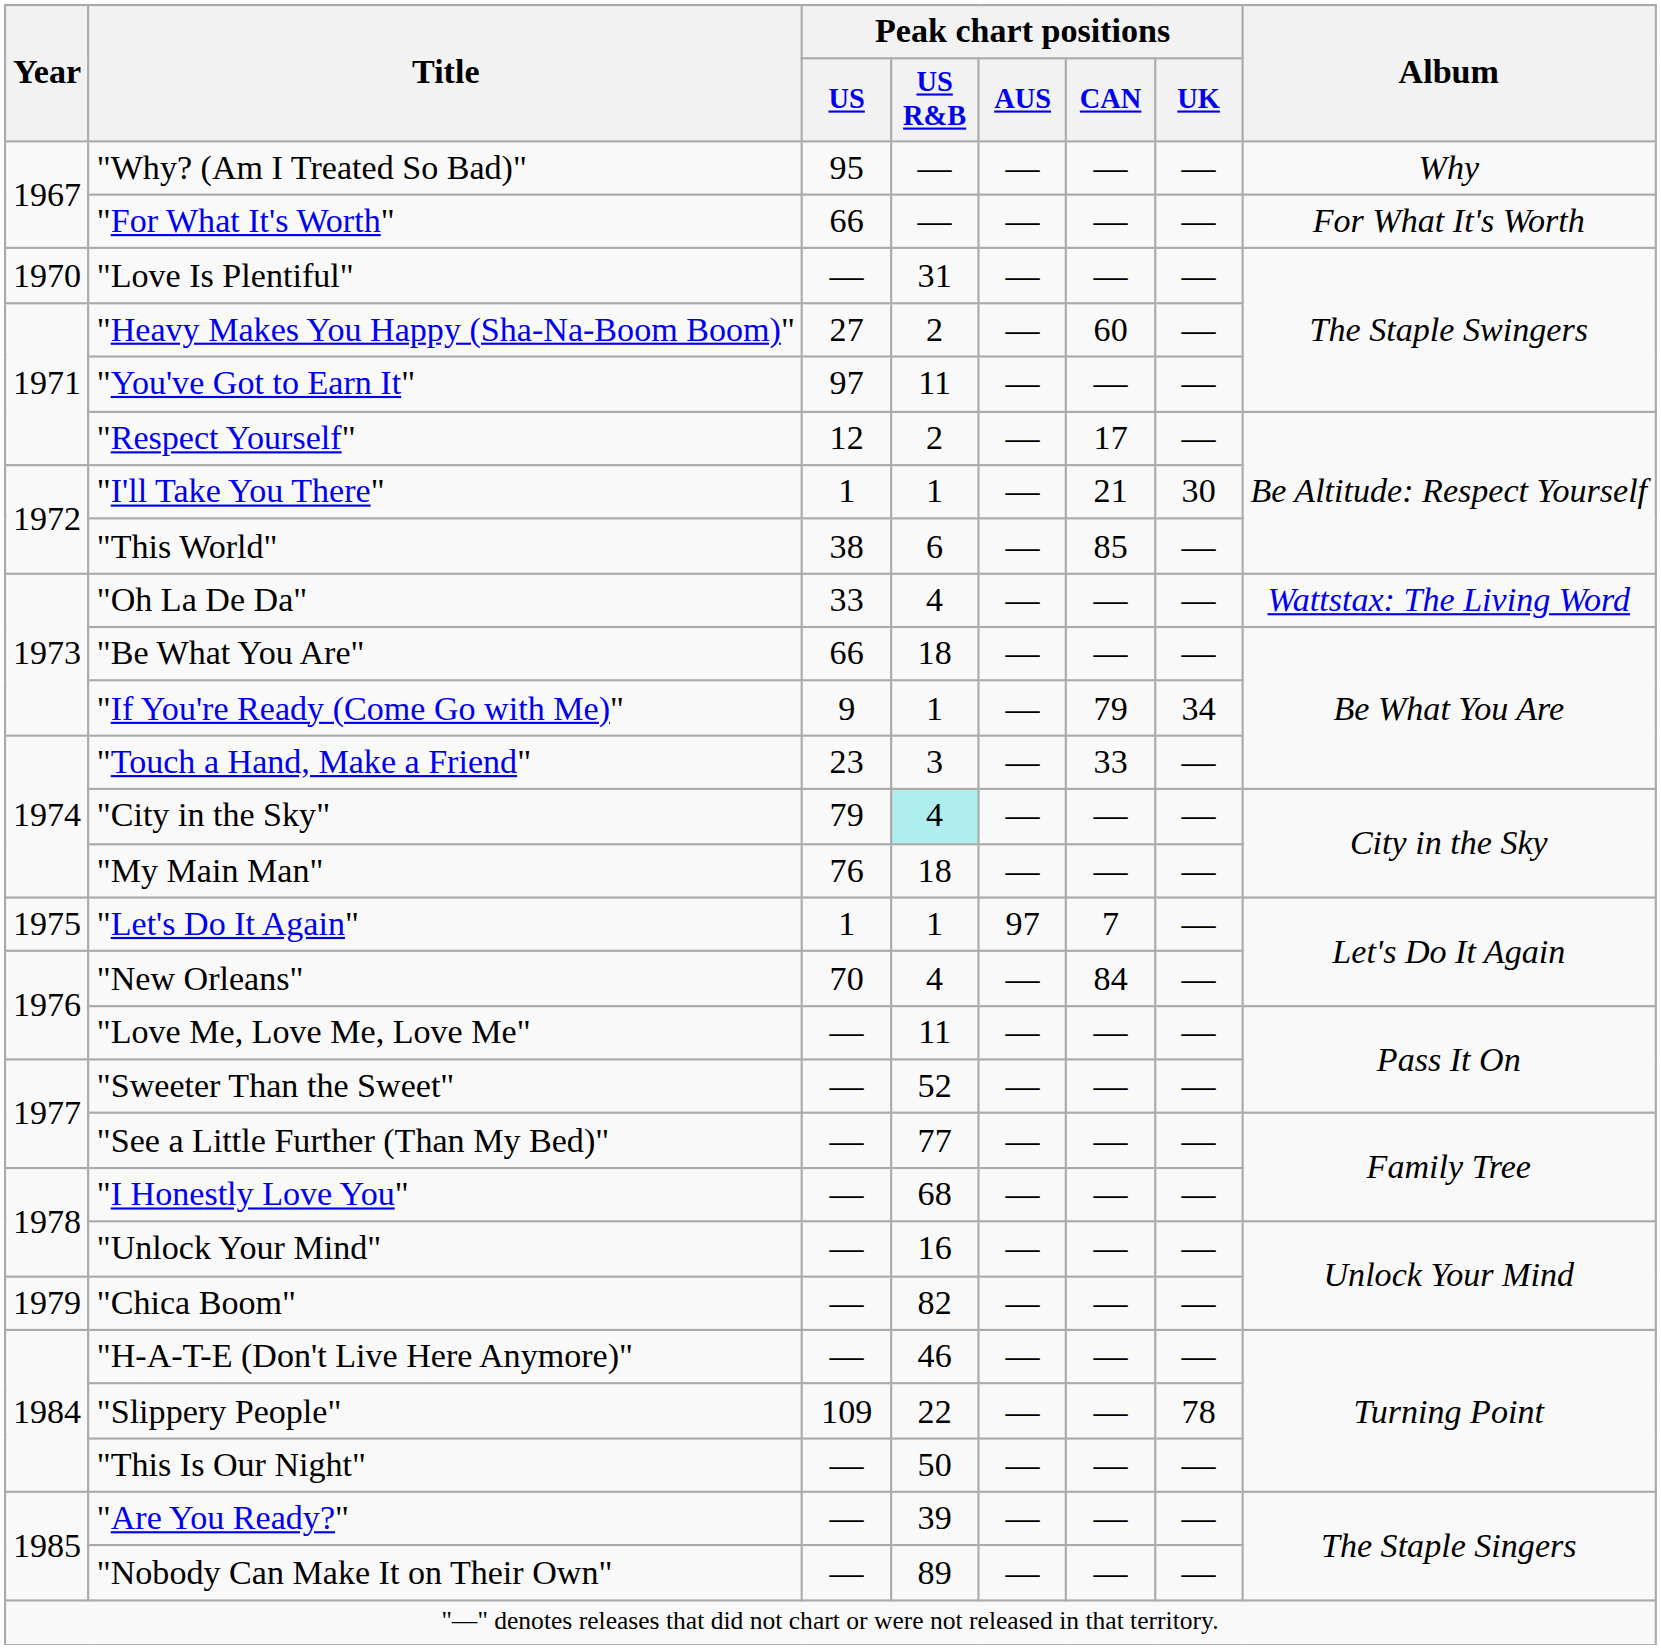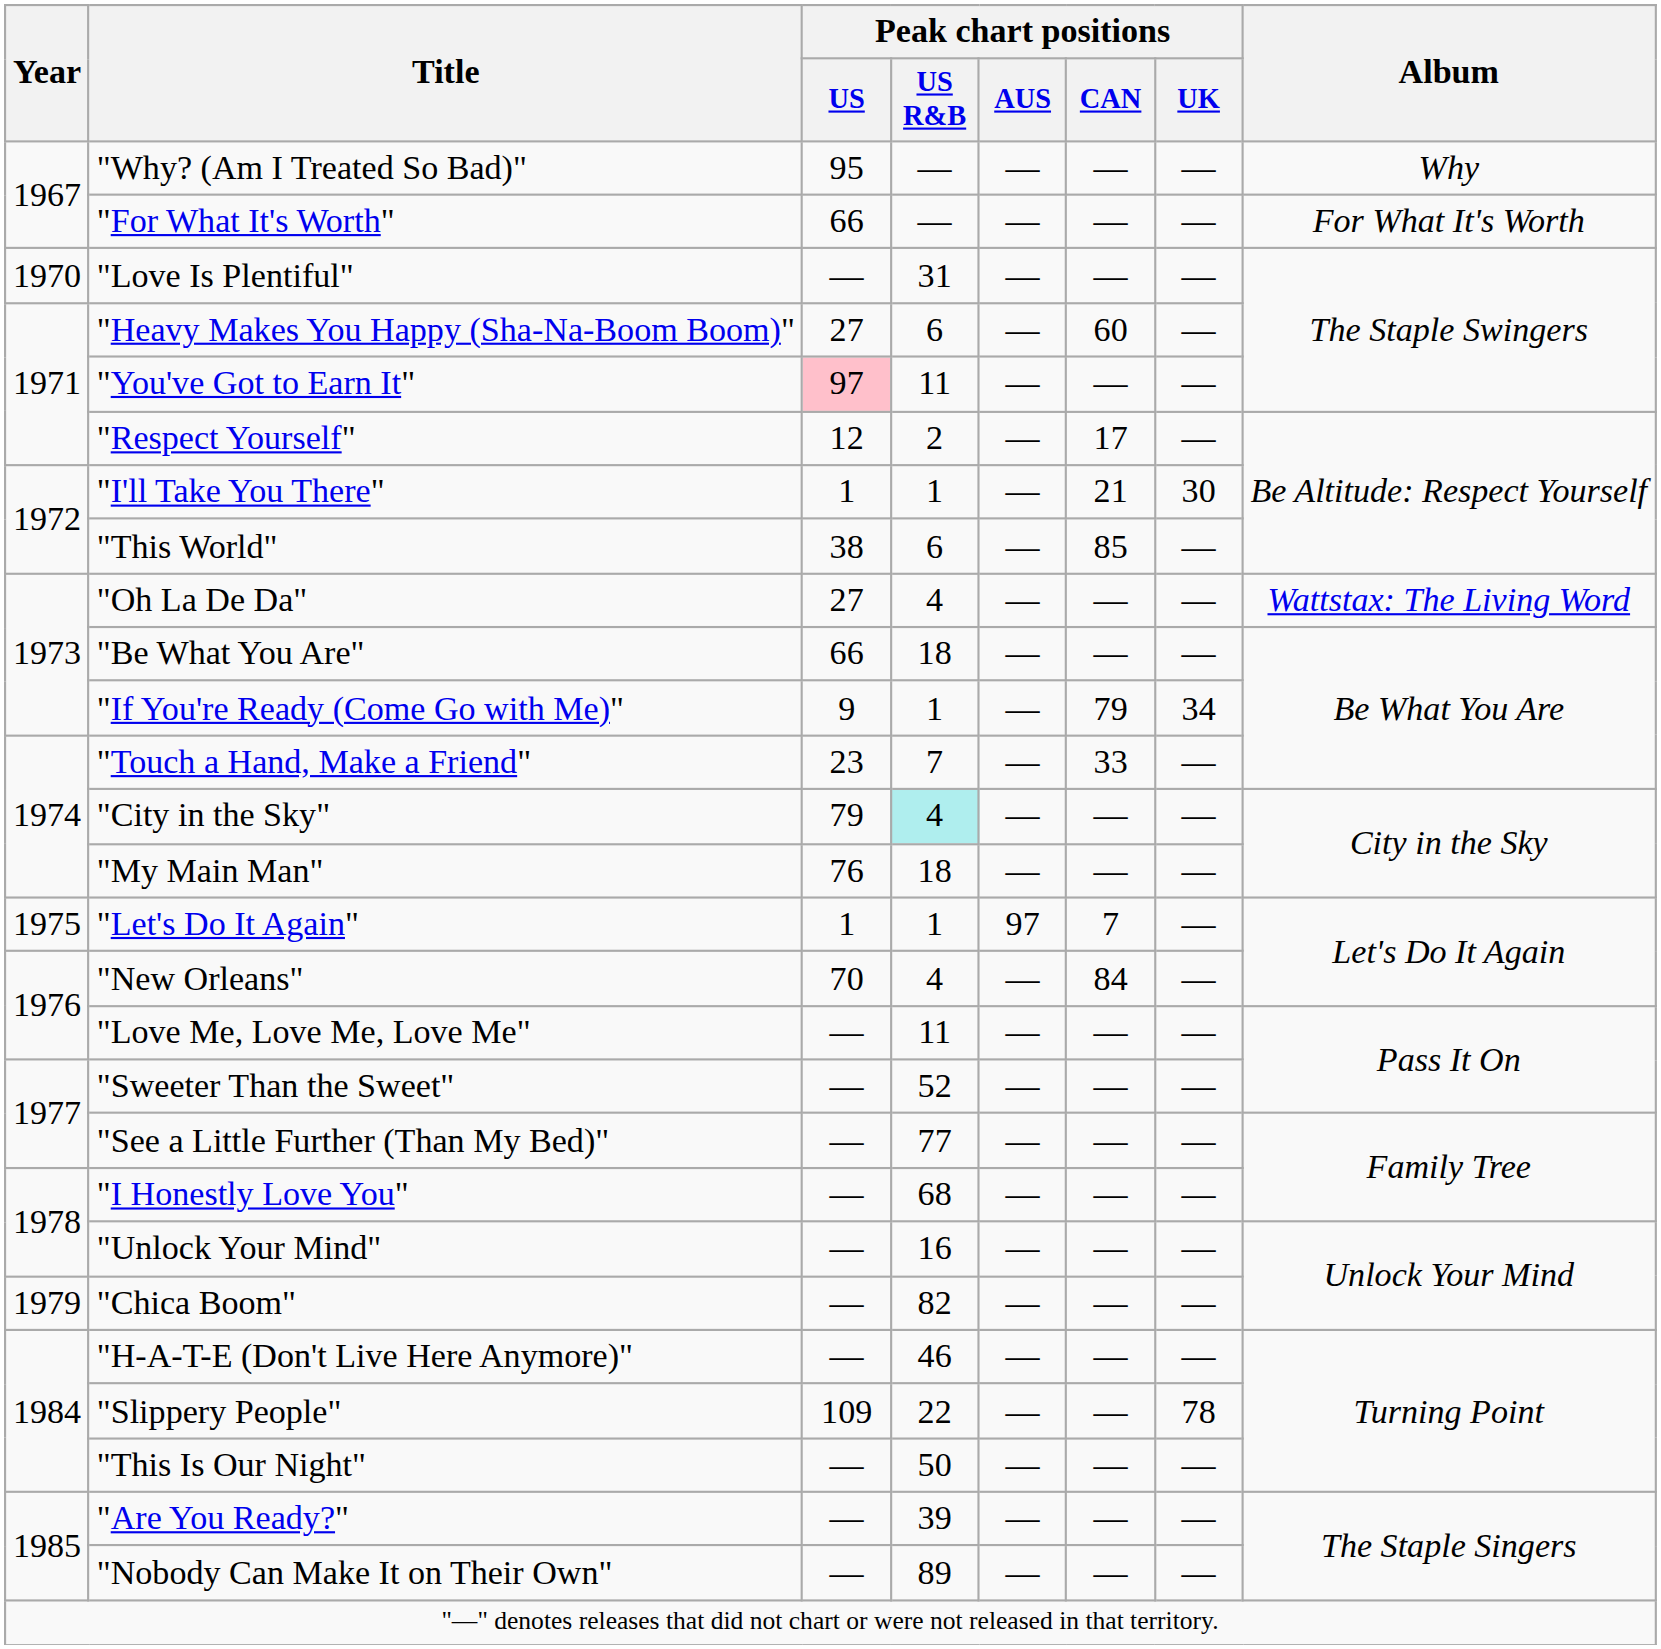(935, 329) 2 -> (935, 329) 6
(847, 383) no background -> (847, 383) pink background
(847, 599) 33 -> (847, 599) 27
(935, 761) 3 -> (935, 761) 7
